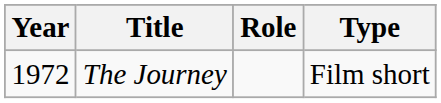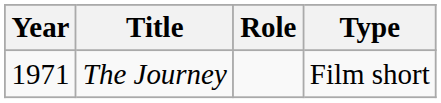(41, 73) 1972 -> (41, 73) 1971
